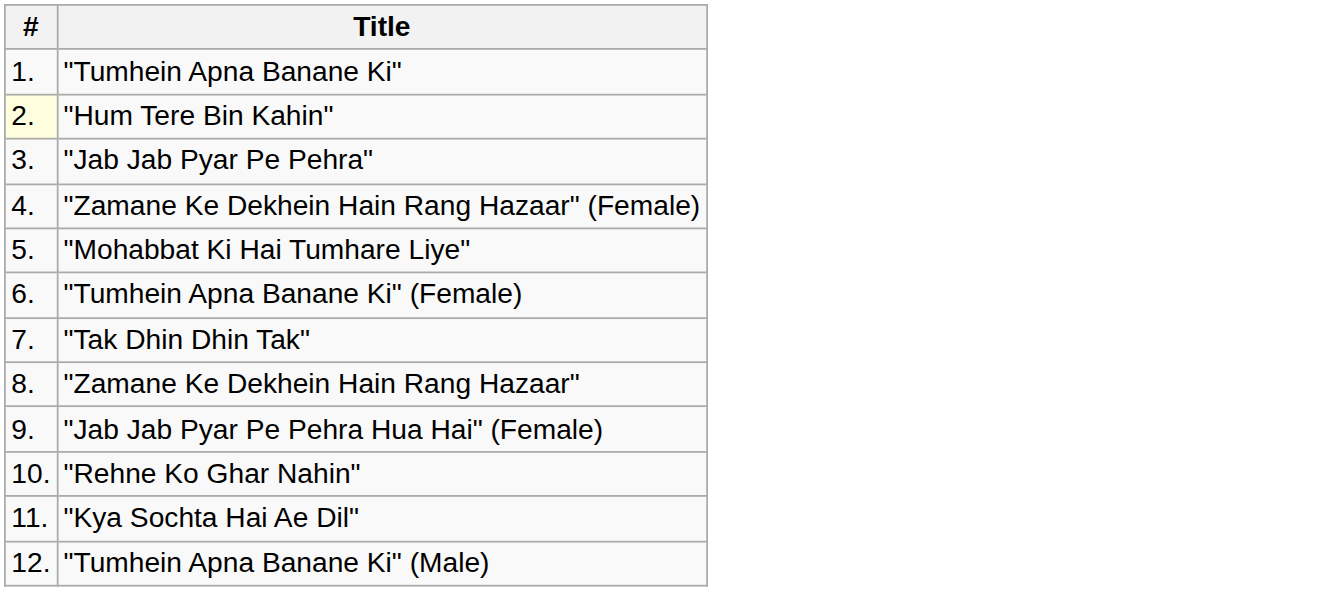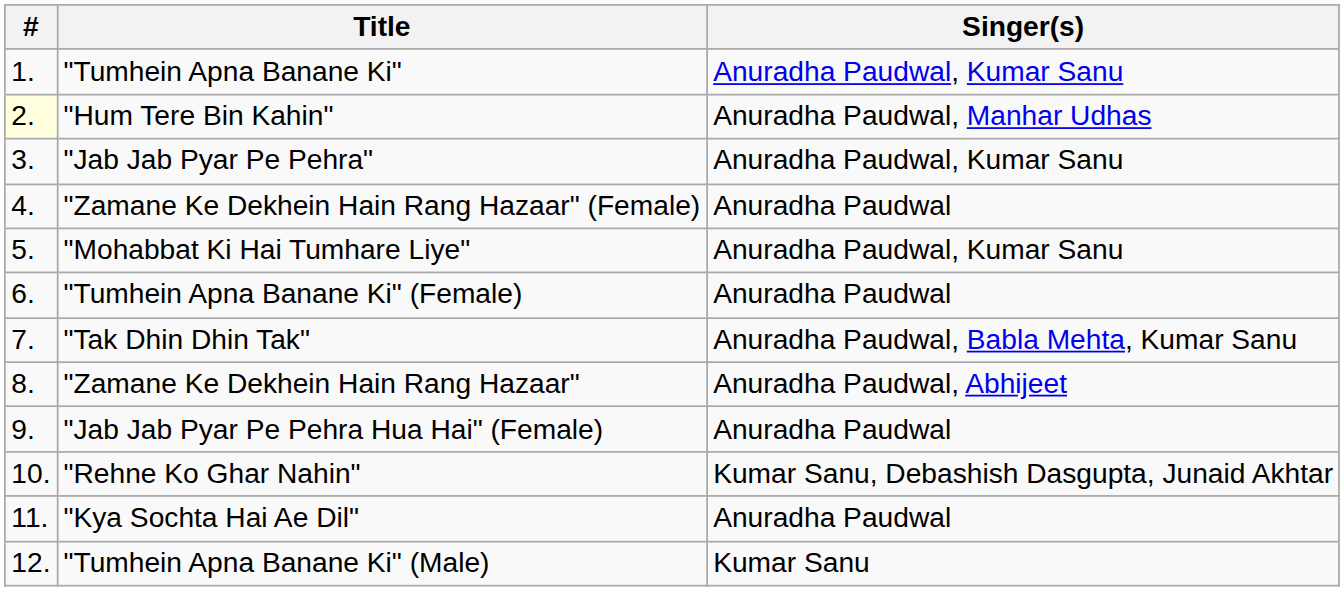+ column: (1023, 26)
